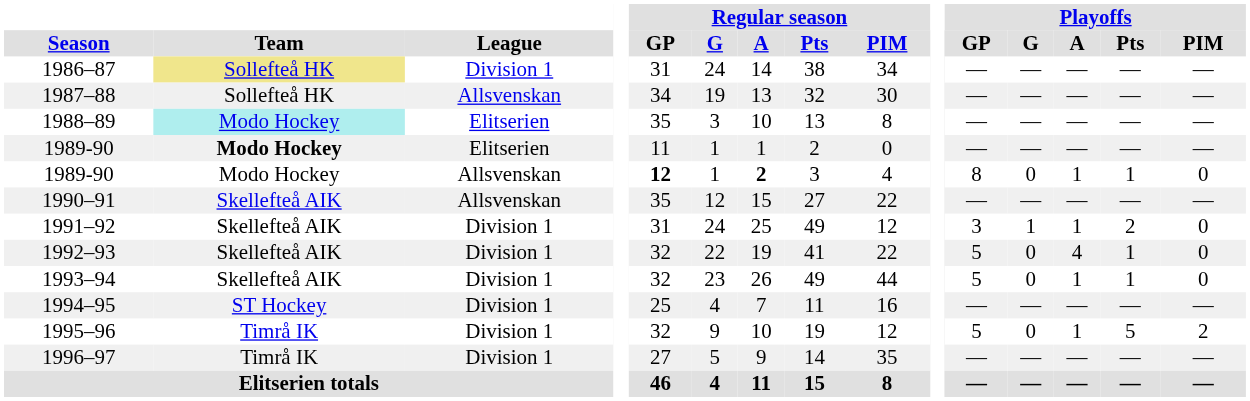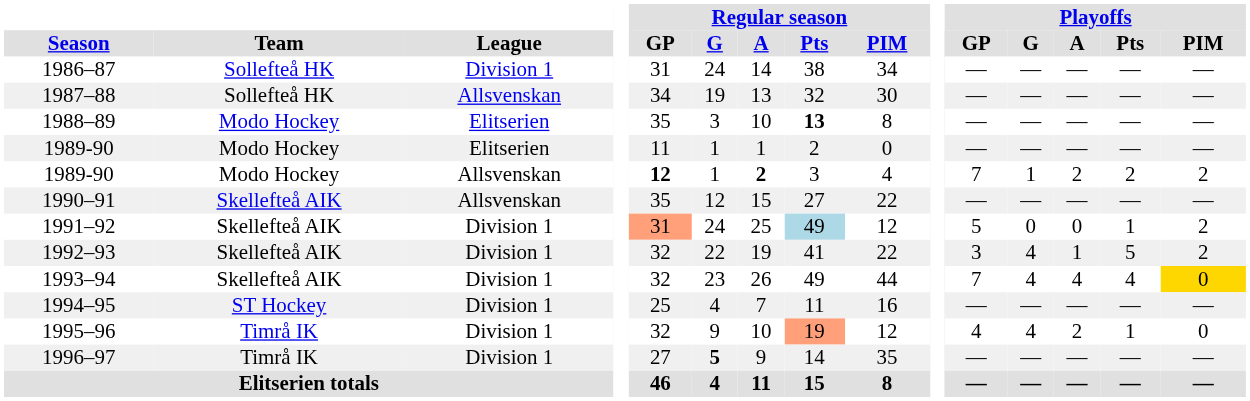(279, 69) khaki background -> (279, 69) no background
(279, 121) paleturquoise background -> (279, 121) no background
(814, 121) normal -> (814, 121) bold
(279, 147) bold -> (279, 147) normal
(976, 174) 8 -> (976, 174) 7
(1031, 174) 0 -> (1031, 174) 1
(1077, 174) 1 -> (1077, 174) 2
(1130, 174) 1 -> (1130, 174) 2
(1203, 174) 0 -> (1203, 174) 2
(660, 226) no background -> (660, 226) lightsalmon background
(814, 226) no background -> (814, 226) lightblue background
(976, 226) 3 -> (976, 226) 5
(1031, 226) 1 -> (1031, 226) 0
(1077, 226) 1 -> (1077, 226) 0
(1130, 226) 2 -> (1130, 226) 1
(1203, 226) 0 -> (1203, 226) 2
(976, 252) 5 -> (976, 252) 3
(1031, 252) 0 -> (1031, 252) 4
(1077, 252) 4 -> (1077, 252) 1
(1130, 252) 1 -> (1130, 252) 5
(1203, 252) 0 -> (1203, 252) 2
(976, 278) 5 -> (976, 278) 7
(1031, 278) 0 -> (1031, 278) 4
(1077, 278) 1 -> (1077, 278) 4
(1130, 278) 1 -> (1130, 278) 4
(1203, 278) no background -> (1203, 278) gold background
(814, 331) no background -> (814, 331) lightsalmon background
(976, 331) 5 -> (976, 331) 4
(1031, 331) 0 -> (1031, 331) 4
(1077, 331) 1 -> (1077, 331) 2
(1130, 331) 5 -> (1130, 331) 1
(1203, 331) 2 -> (1203, 331) 0
(715, 357) normal -> (715, 357) bold
